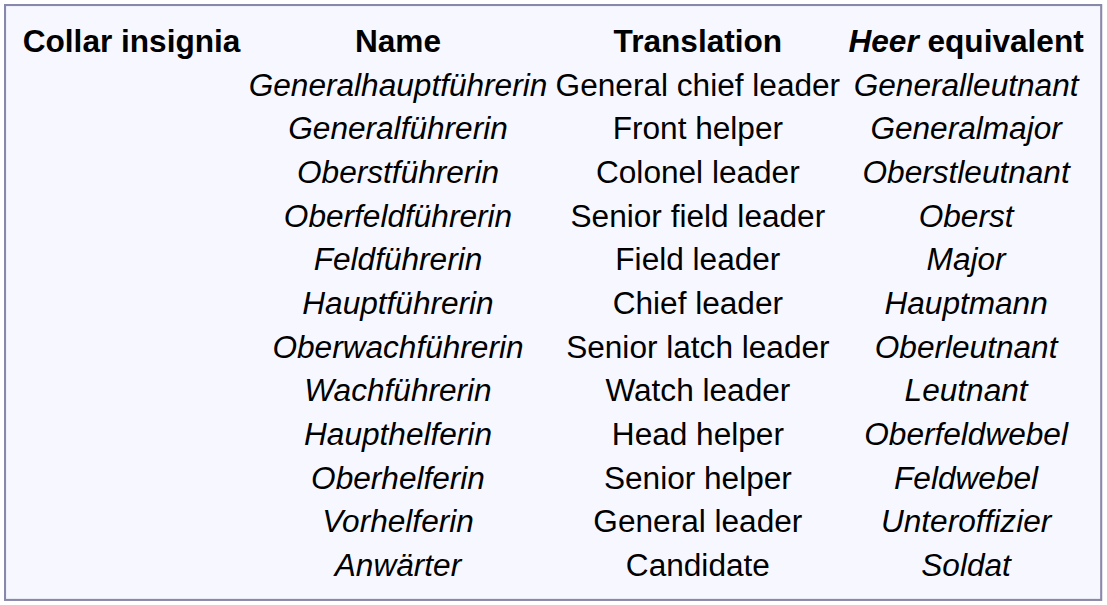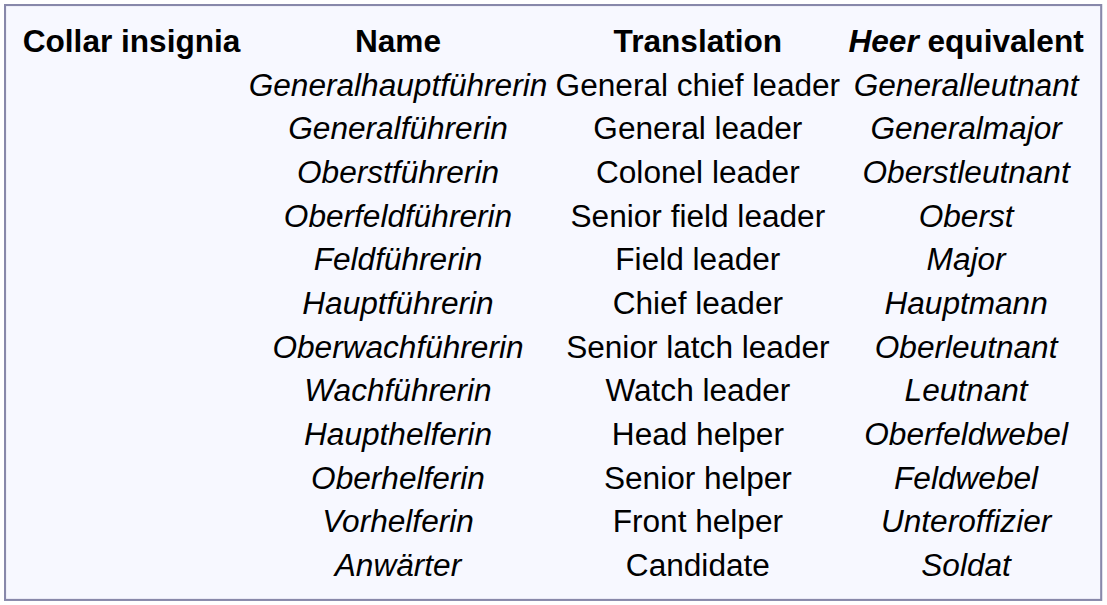(698, 128) Front helper -> (698, 128) General leader
(698, 521) General leader -> (698, 521) Front helper
